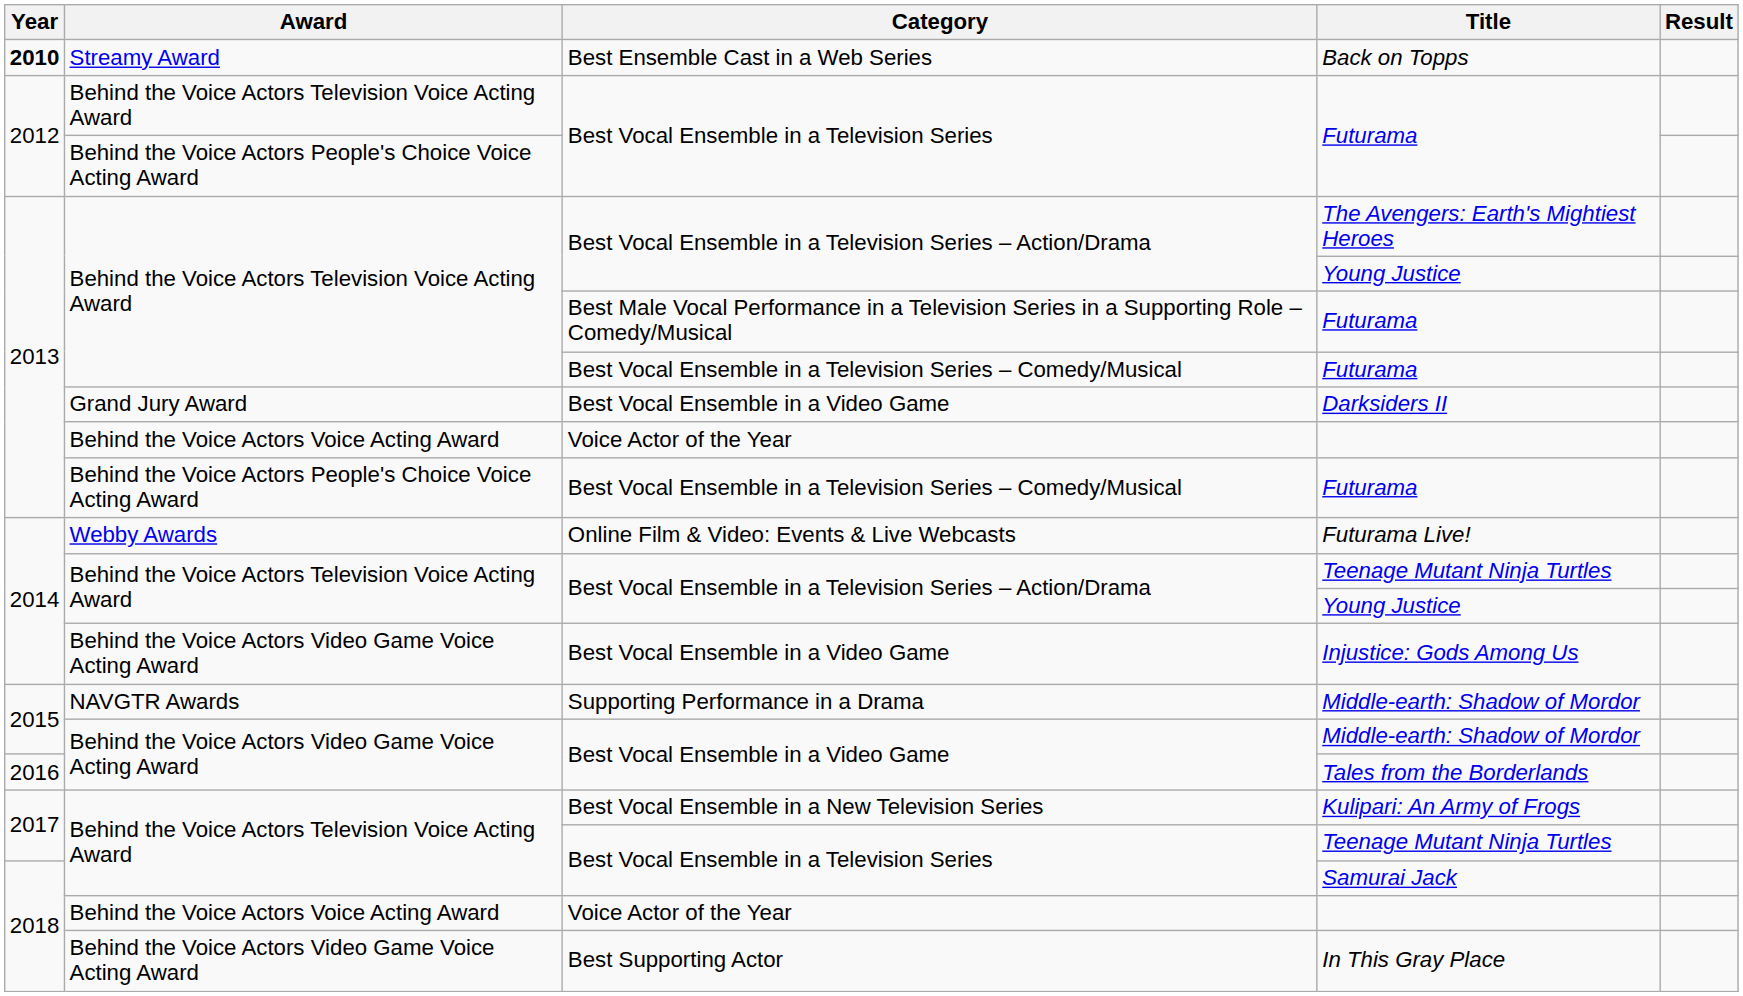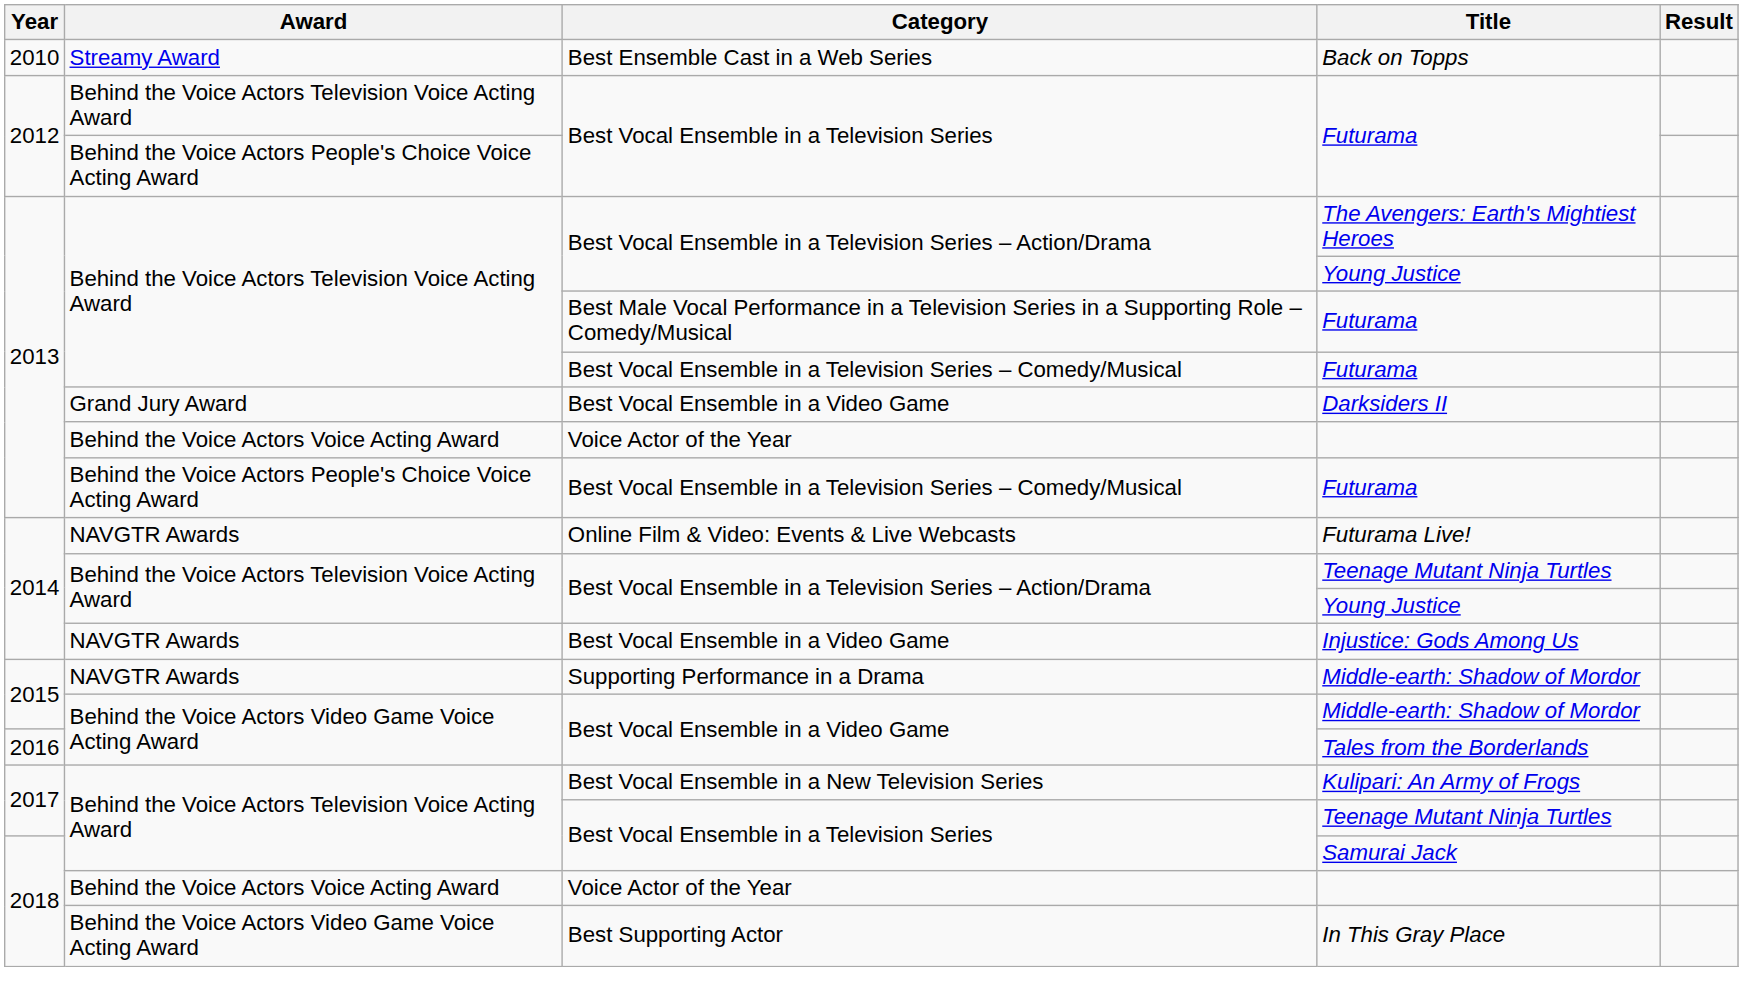(35, 57) bold -> (35, 57) normal
(143, 535) Webby Awards -> (154, 535) NAVGTR Awards
(282, 653) Behind the Voice Actors Video Game Voice Acting Award -> (154, 641) NAVGTR Awards
